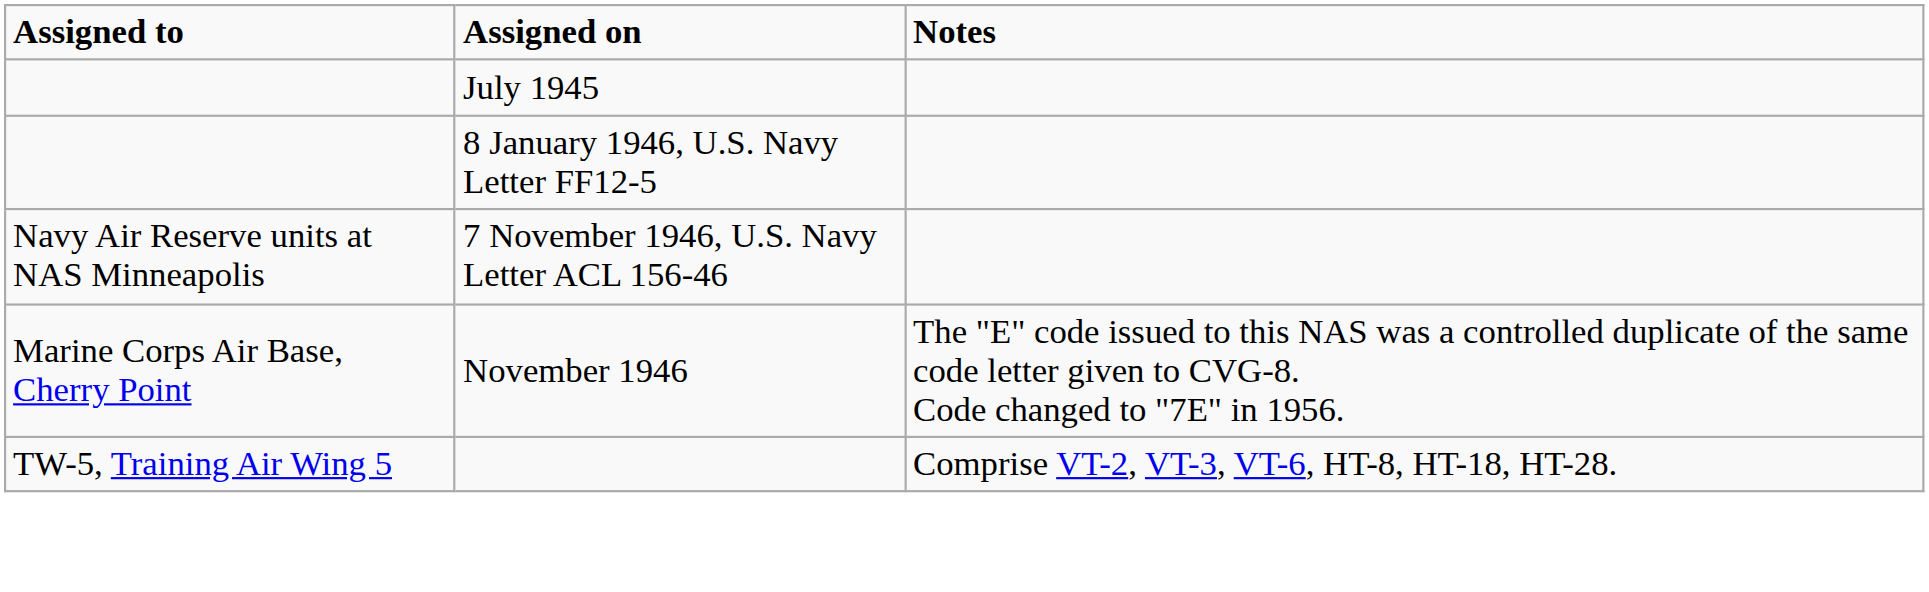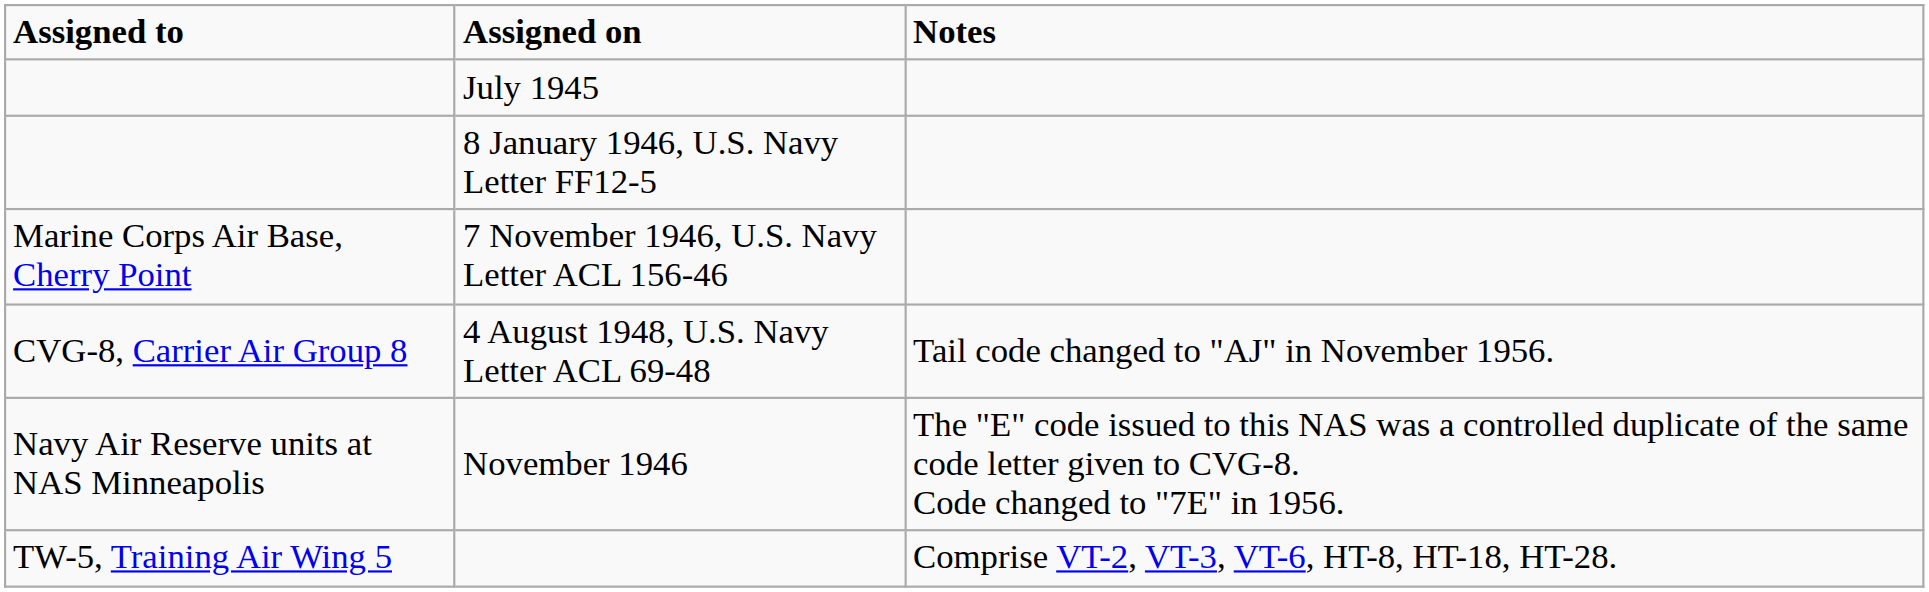(192, 255) Navy Air Reserve units at NAS Minneapolis -> (178, 255) Marine Corps Air Base, Cherry Point
+ row: (646, 349)
(178, 369) Marine Corps Air Base, Cherry Point -> (192, 463) Navy Air Reserve units at NAS Minneapolis
